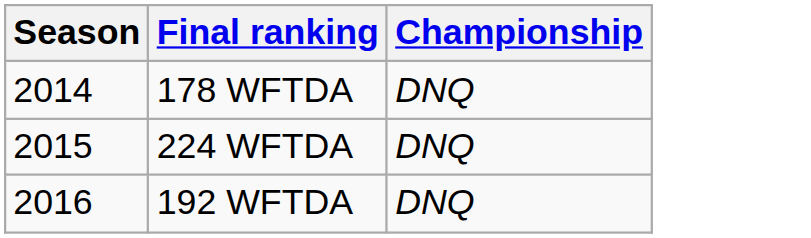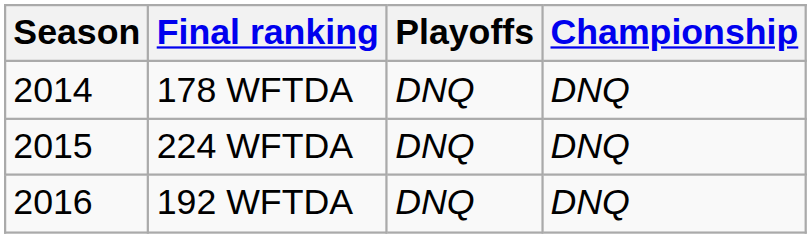+ column: (465, 32)
